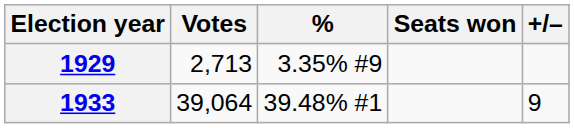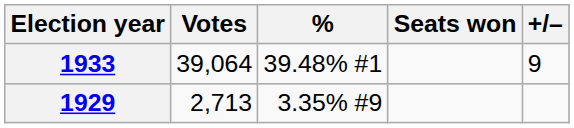rows swapped: (88, 63) <-> (88, 102)
